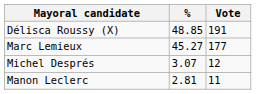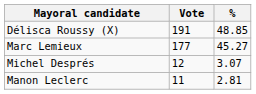columns swapped: (228, 13) <-> (187, 13)
